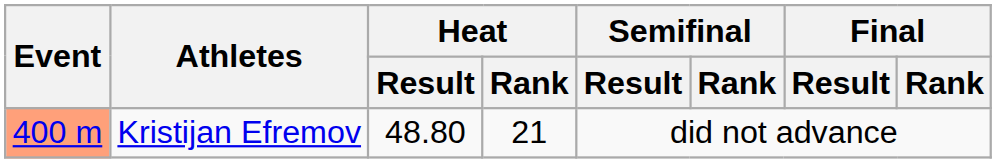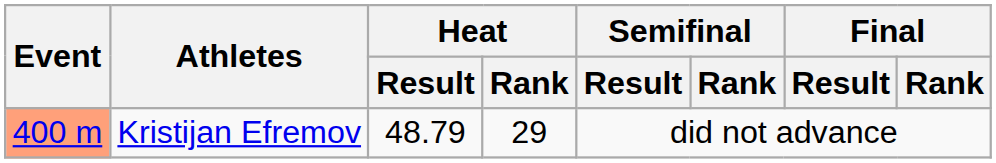(425, 133) 48.80 -> (425, 133) 48.79
(529, 133) 21 -> (529, 133) 29
